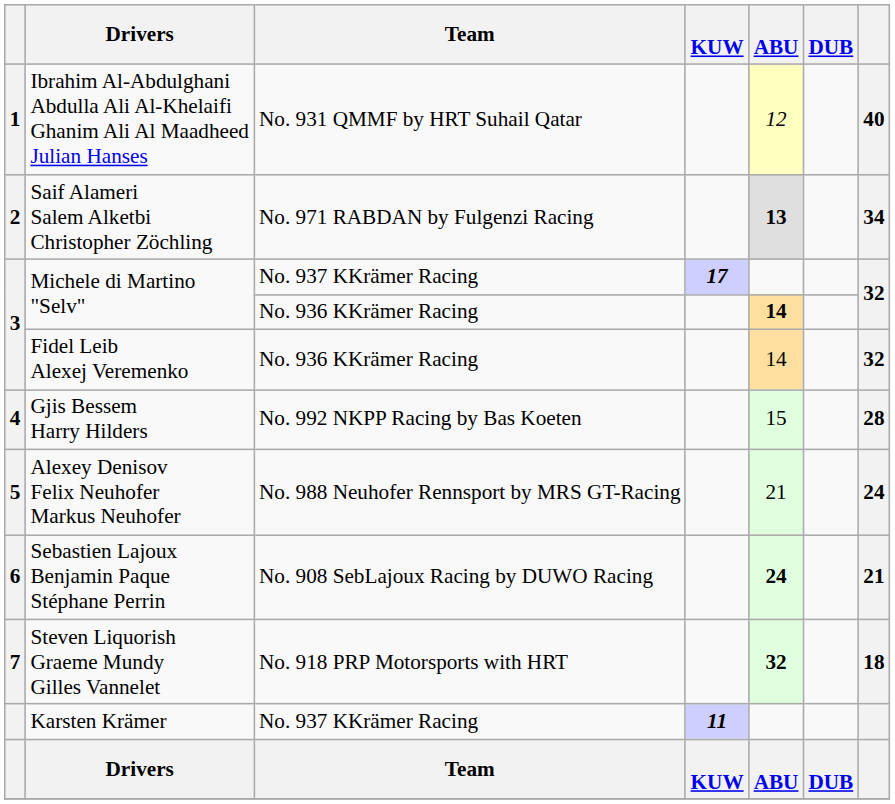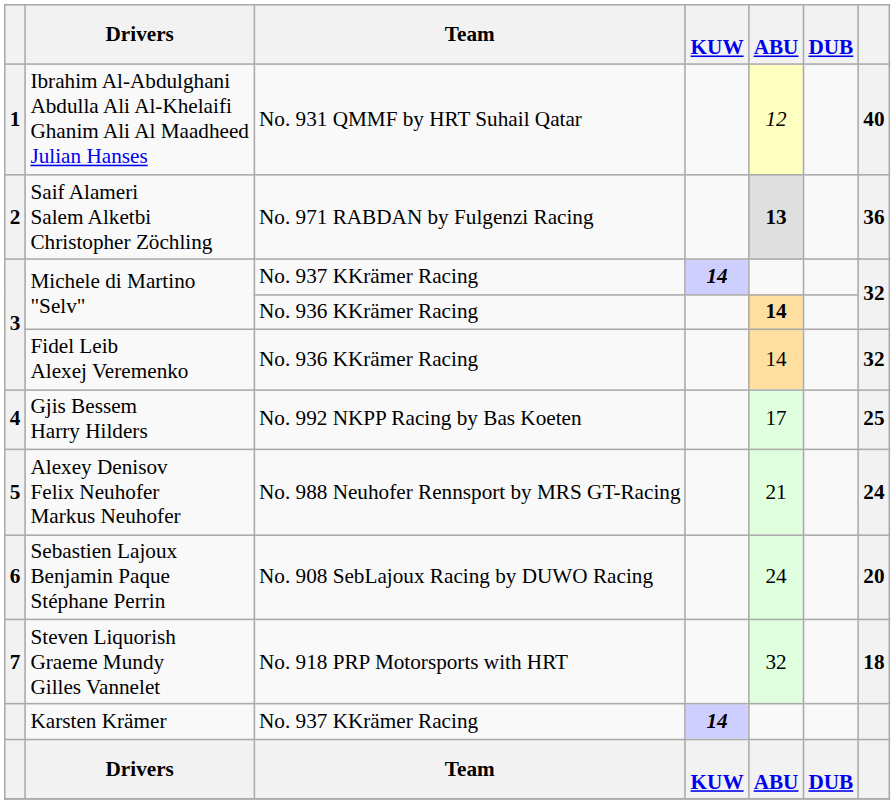(874, 216) 34 -> (874, 216) 36
(717, 276) 17 -> (717, 276) 14
(776, 418) 15 -> (776, 418) 17
(874, 418) 28 -> (874, 418) 25
(776, 576) bold -> (776, 576) normal
(874, 576) 21 -> (874, 576) 20
(776, 661) bold -> (776, 661) normal
(717, 721) 11 -> (717, 721) 14
